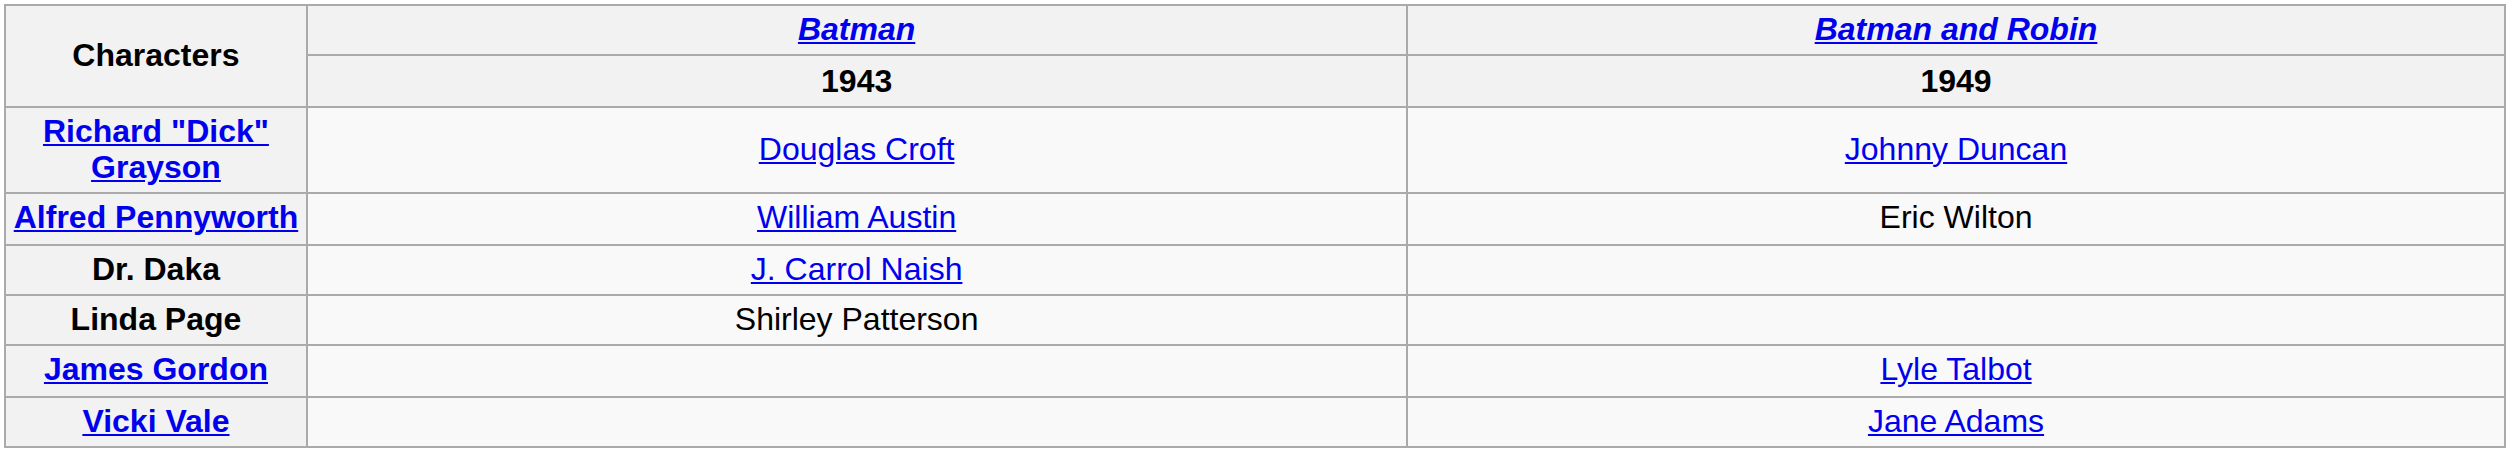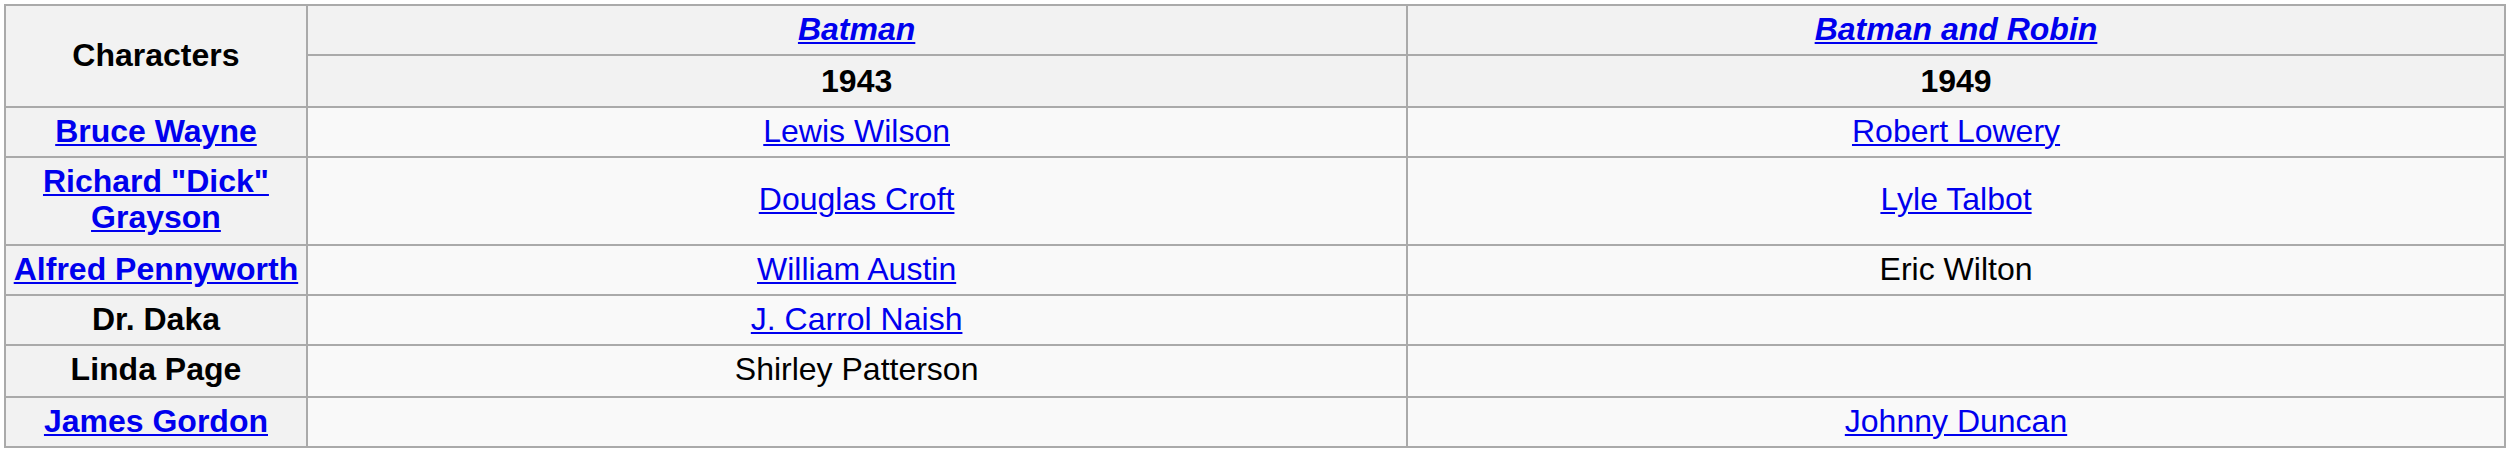+ row: (156, 131)
(1956, 149) Johnny Duncan -> (1956, 200) Lyle Talbot
(1956, 370) Lyle Talbot -> (1956, 421) Johnny Duncan
- row: (156, 421)
